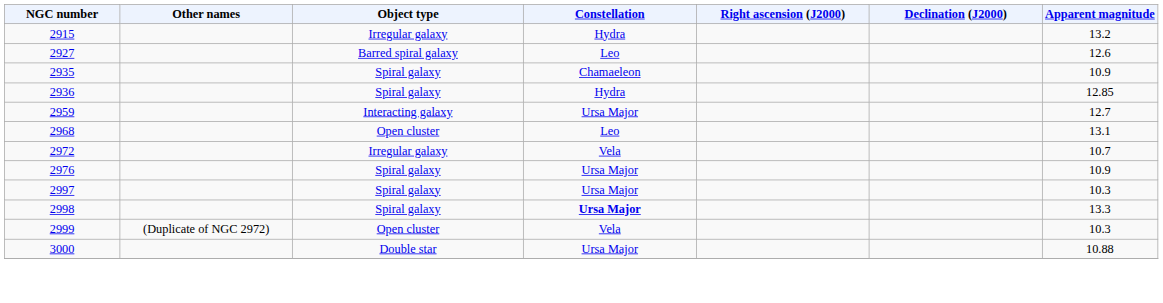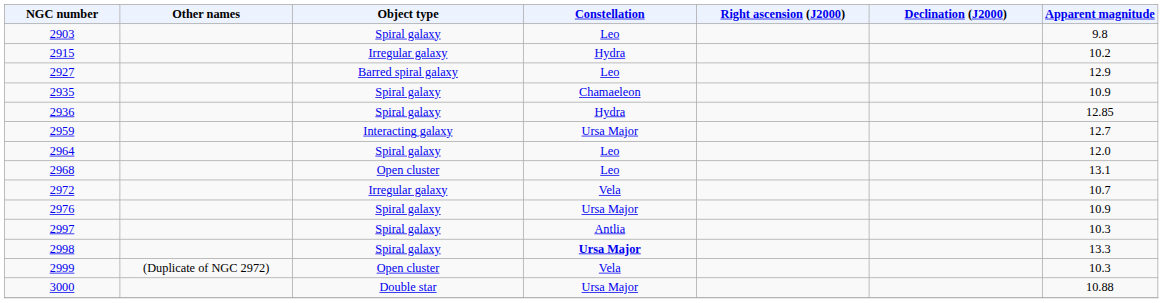+ row: (62, 33)
(1100, 33) 13.2 -> (1100, 53) 10.2
(1100, 53) 12.6 -> (1100, 72) 12.9
+ row: (62, 151)
(610, 190) Ursa Major -> (610, 229) Antlia
